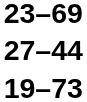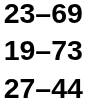rows swapped: (43, 88) <-> (43, 50)
